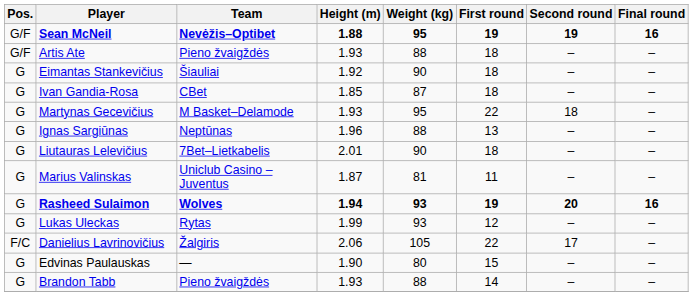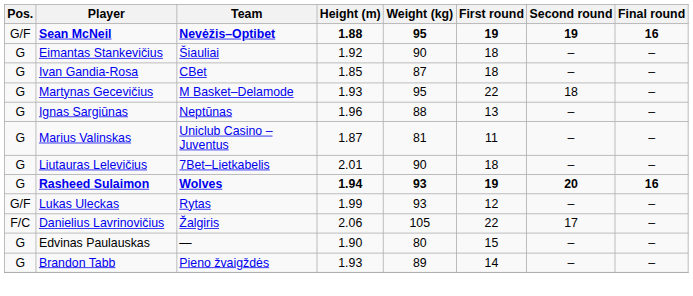- row: (62, 53)
rows swapped: (93, 151) <-> (85, 177)
(20, 223) G -> (20, 203) G/F
(420, 282) 88 -> (420, 262) 89
